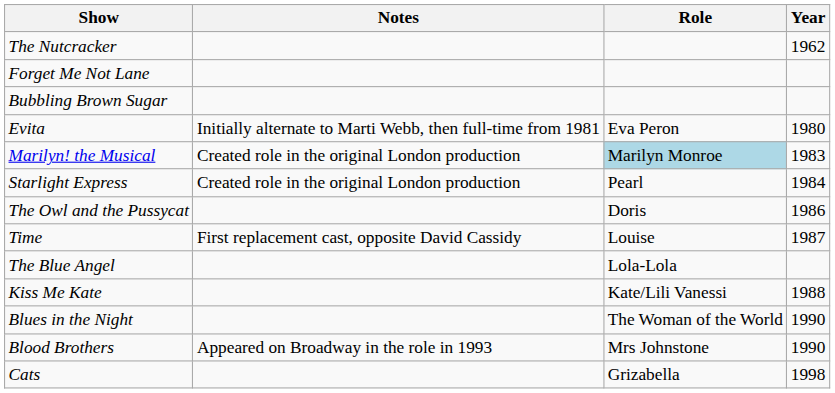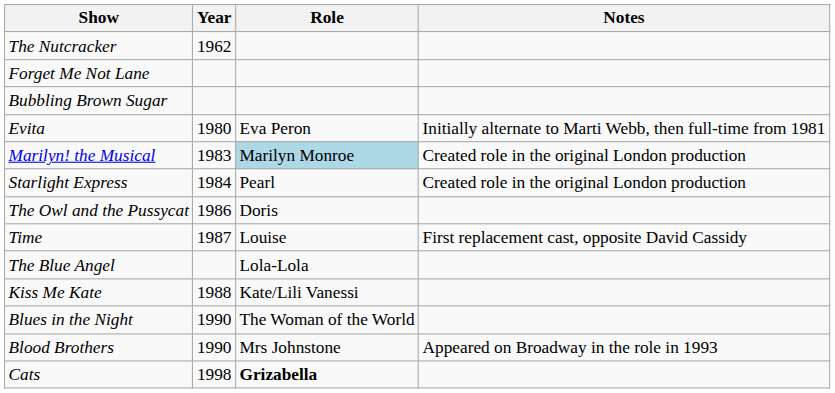columns swapped: (808, 18) <-> (398, 18)
(644, 374) normal -> (278, 374) bold
